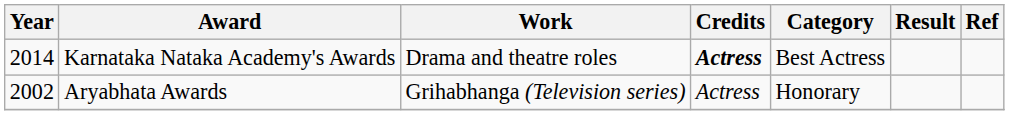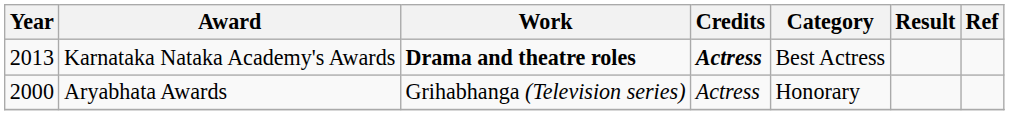(32, 57) 2014 -> (32, 57) 2013
(511, 57) normal -> (521, 57) bold
(32, 92) 2002 -> (32, 92) 2000
